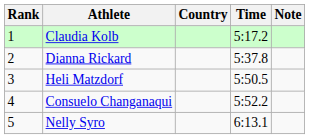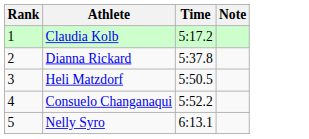- column: (203, 15)
